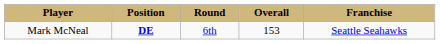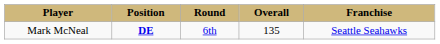(271, 30) 153 -> (271, 30) 135
